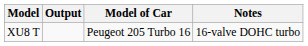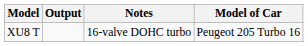columns swapped: (248, 13) <-> (138, 13)
